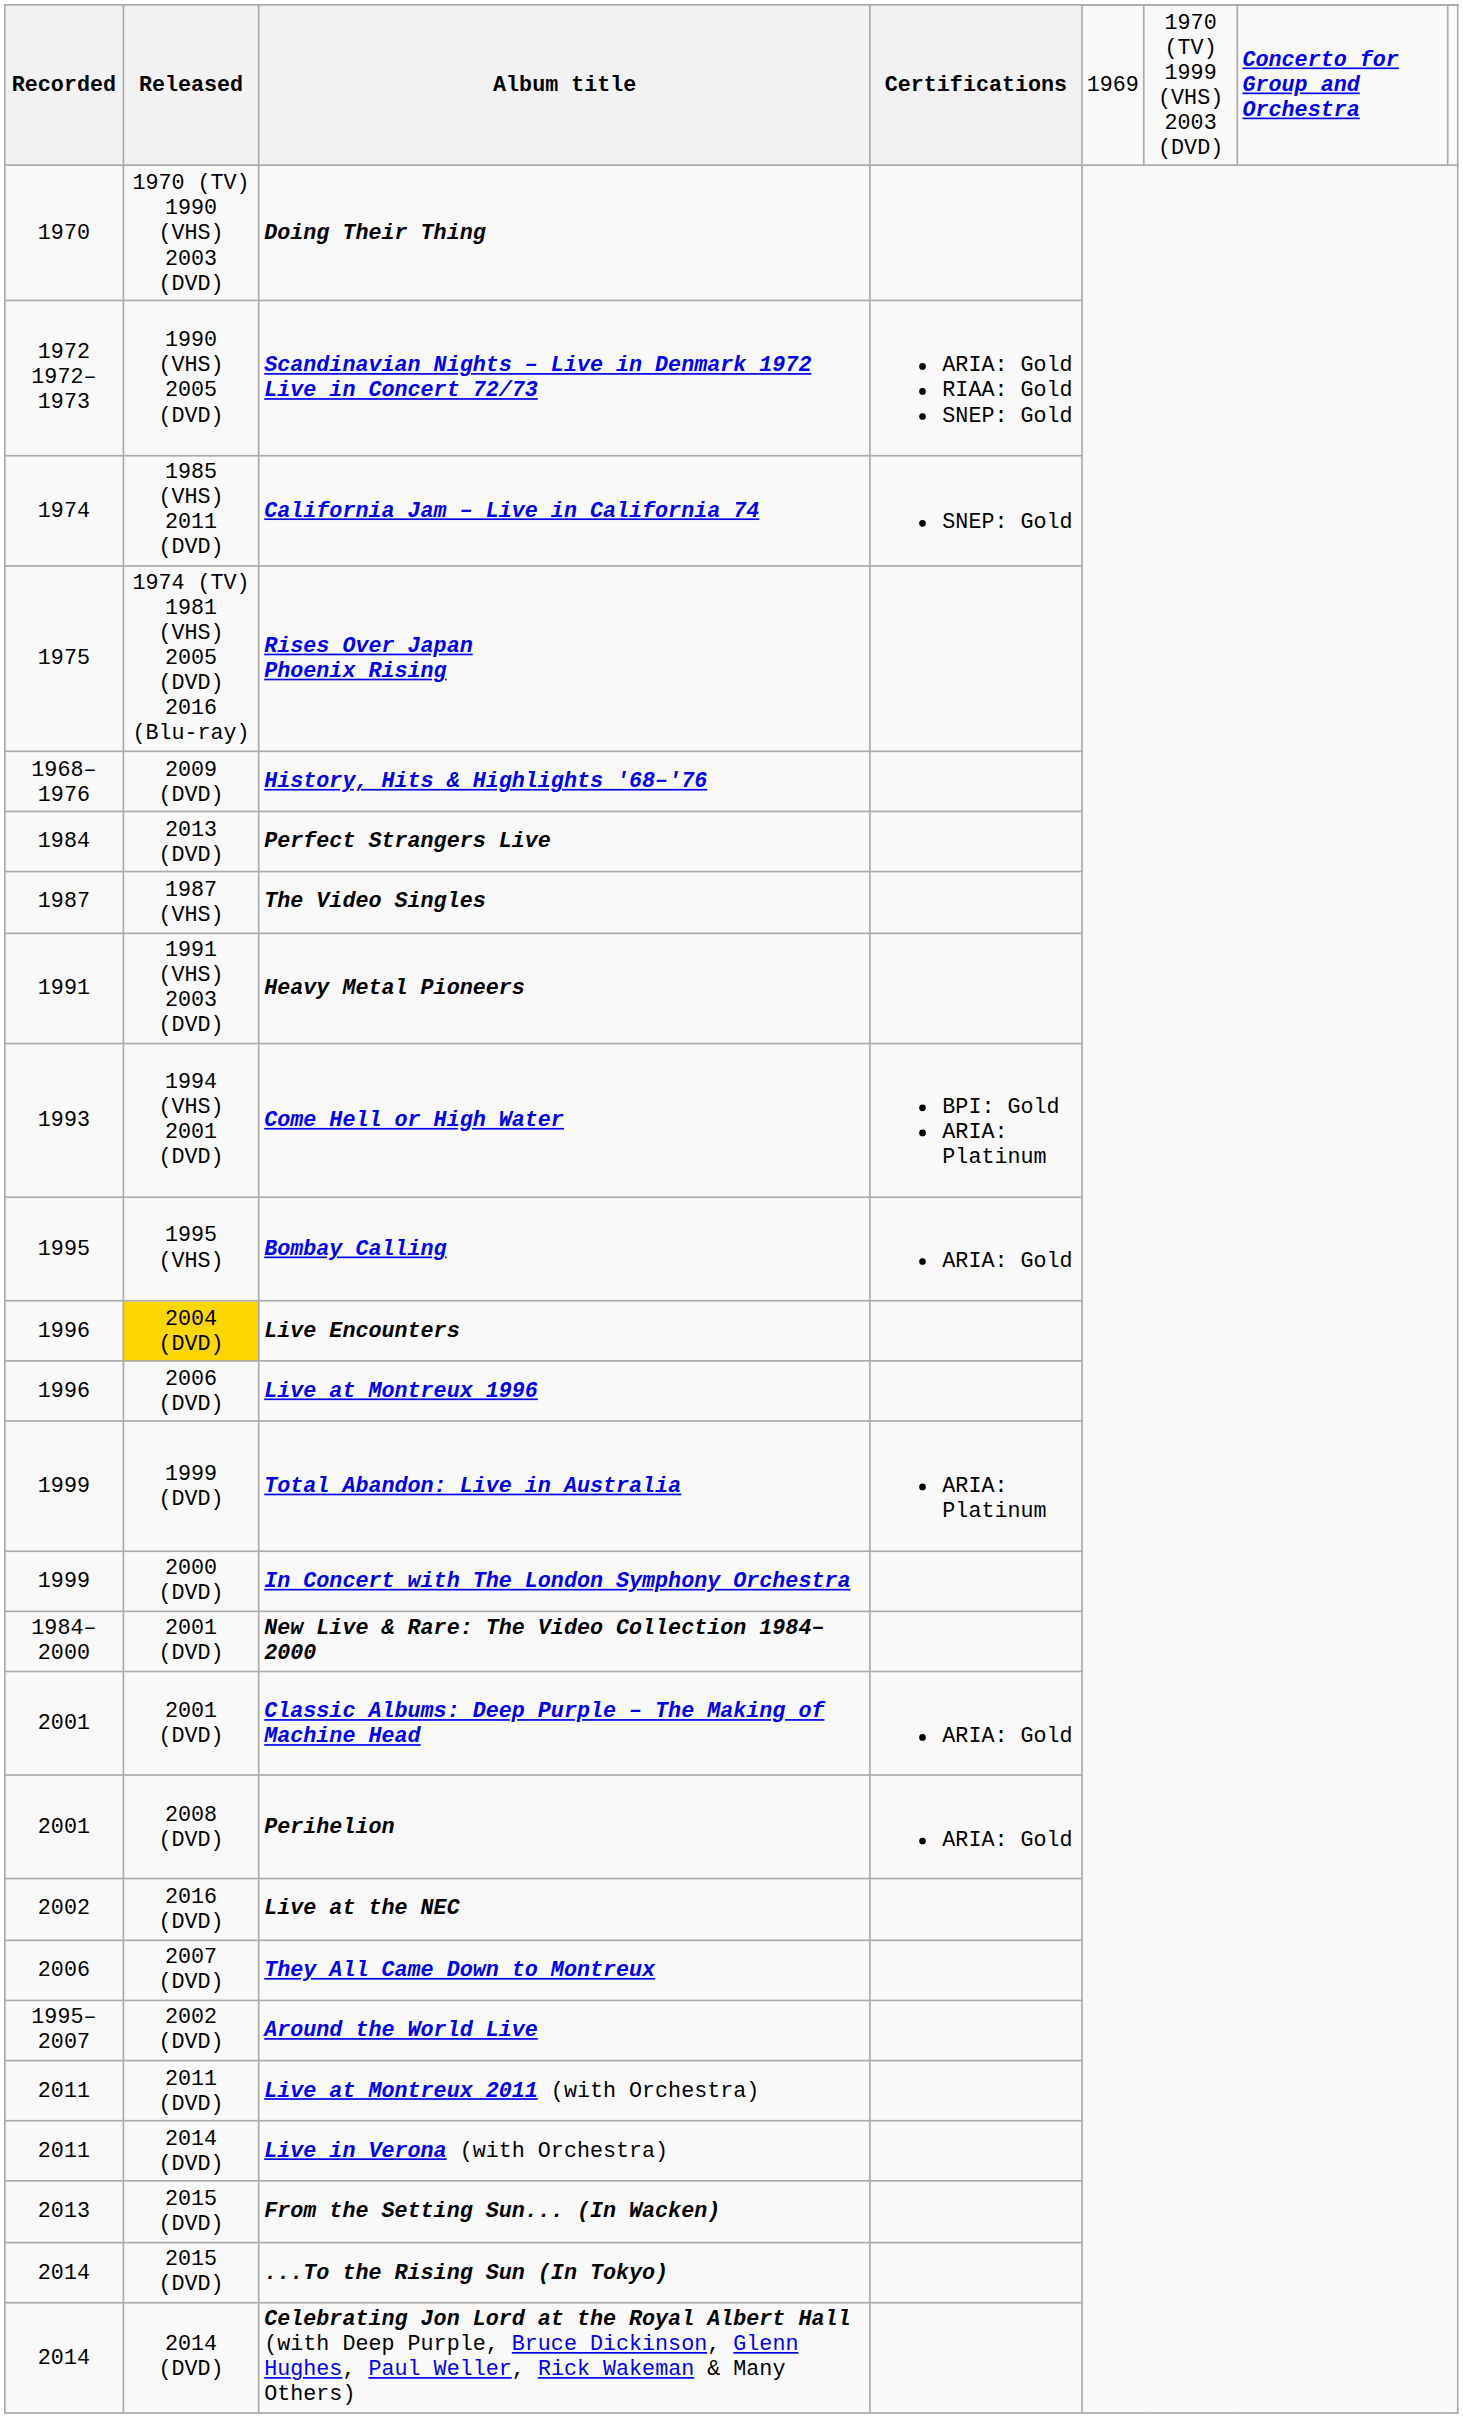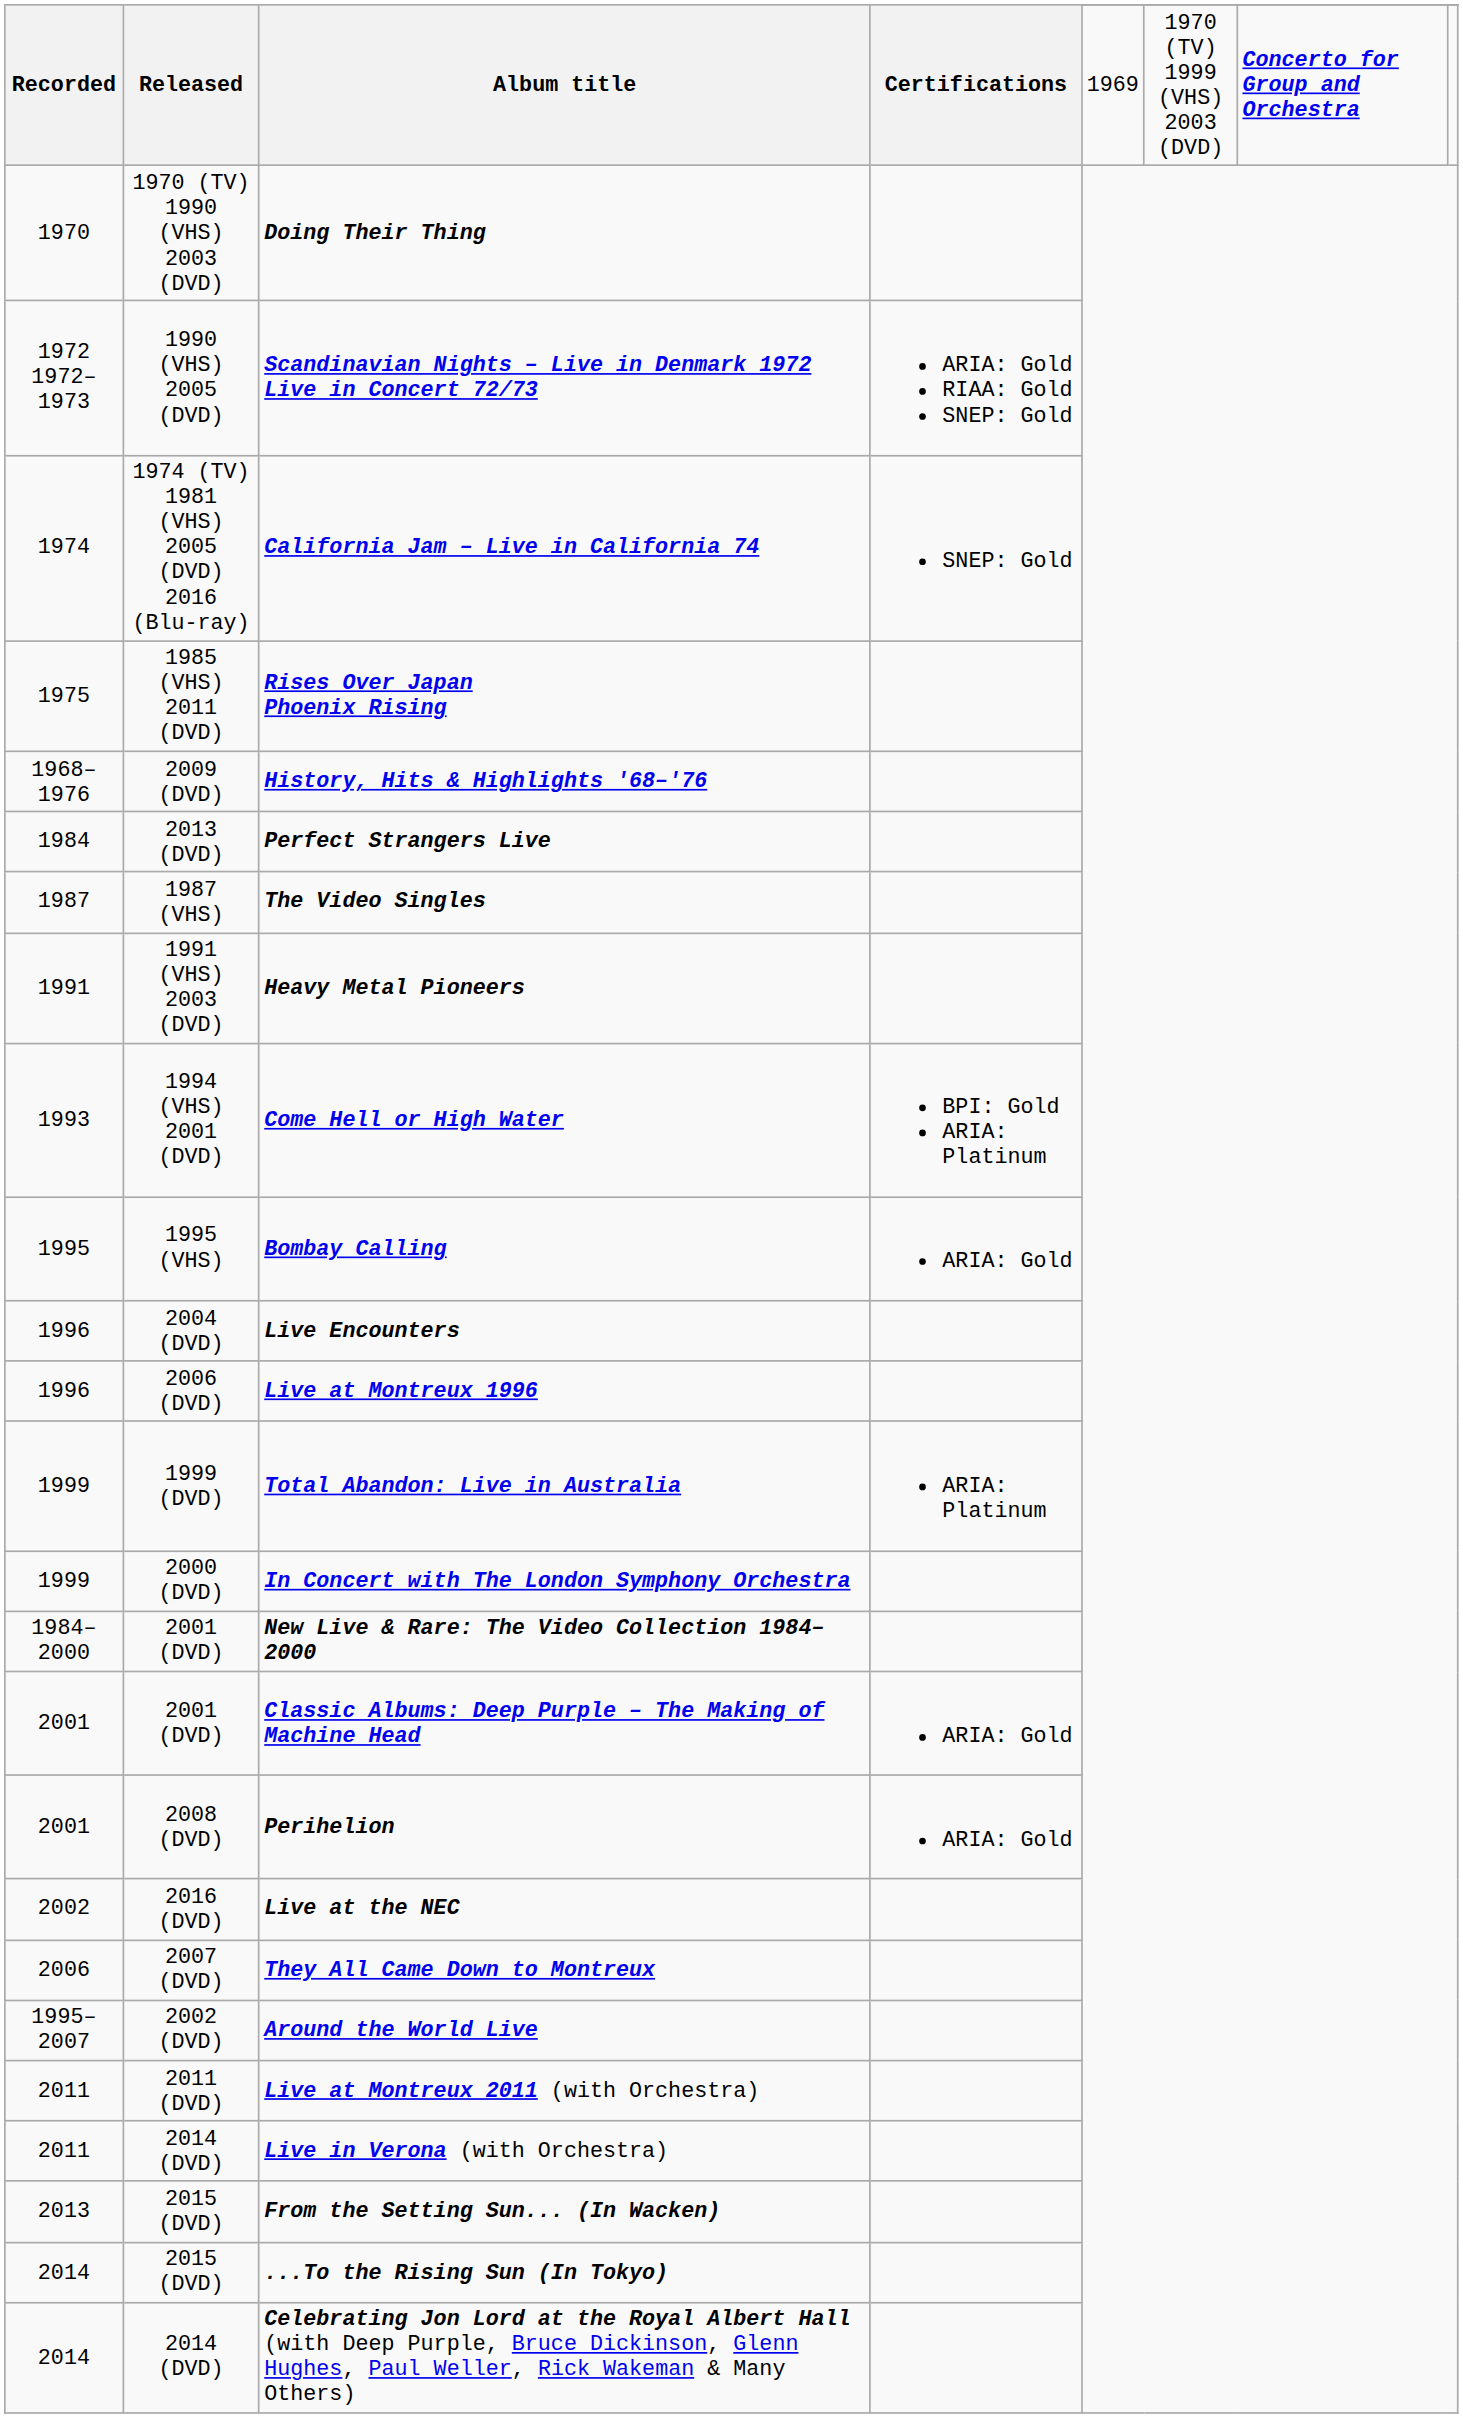(191, 510) 1985 (VHS) 2011 (DVD) -> (191, 548) 1974 (TV) 1981 (VHS) 2005 (DVD) 2016 (Blu-ray)
(191, 658) 1974 (TV) 1981 (VHS) 2005 (DVD) 2016 (Blu-ray) -> (191, 696) 1985 (VHS) 2011 (DVD)
(191, 1331) gold background -> (191, 1331) no background
